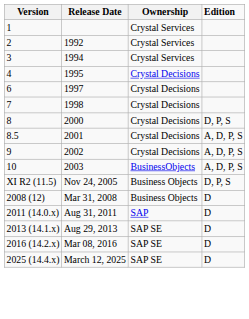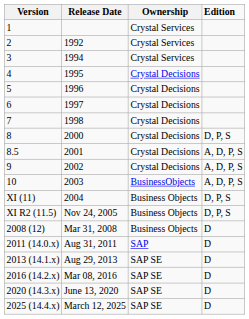+ row: (9, 89)
+ row: (21, 197)
+ row: (33, 290)
